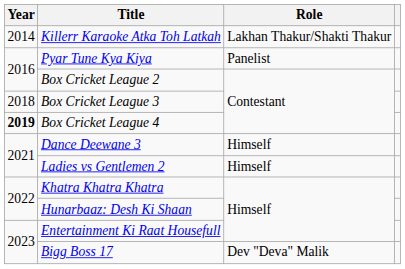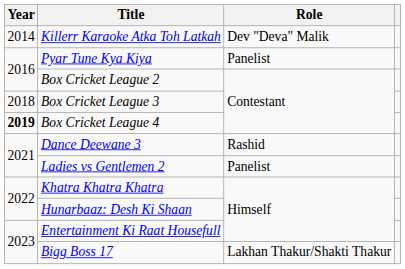(309, 36) Lakhan Thakur/Shakti Thakur -> (278, 36) Dev "Deva" Malik
(249, 144) Himself -> (246, 144) Rashid
(249, 166) Himself -> (249, 166) Panelist
(278, 252) Dev "Deva" Malik -> (309, 252) Lakhan Thakur/Shakti Thakur
